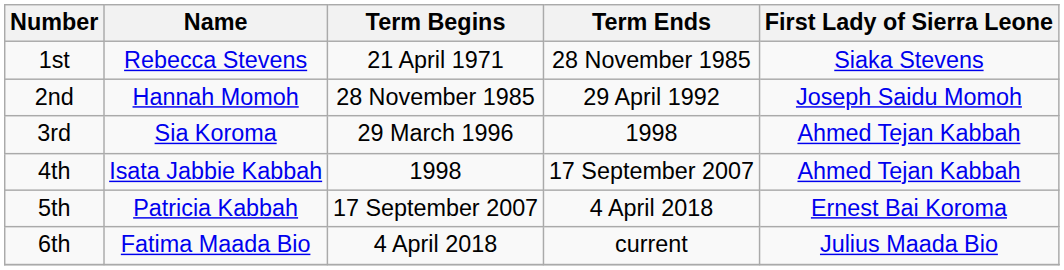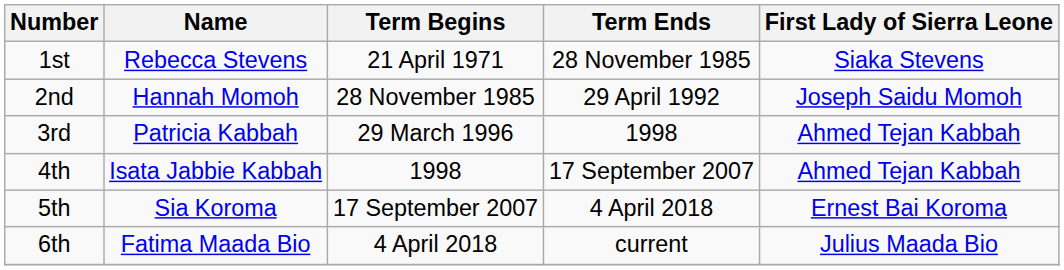(216, 134) Sia Koroma -> (216, 134) Patricia Kabbah
(216, 208) Patricia Kabbah -> (216, 208) Sia Koroma
